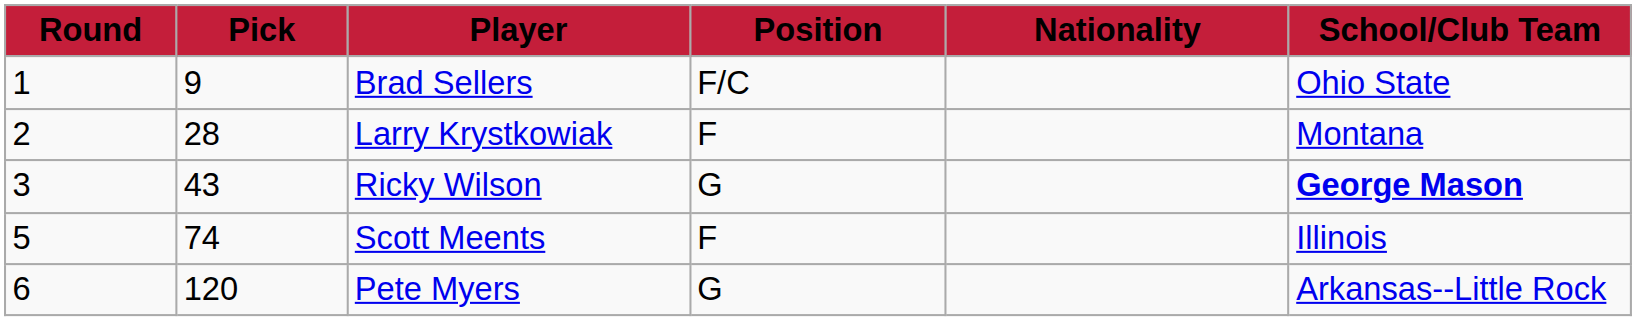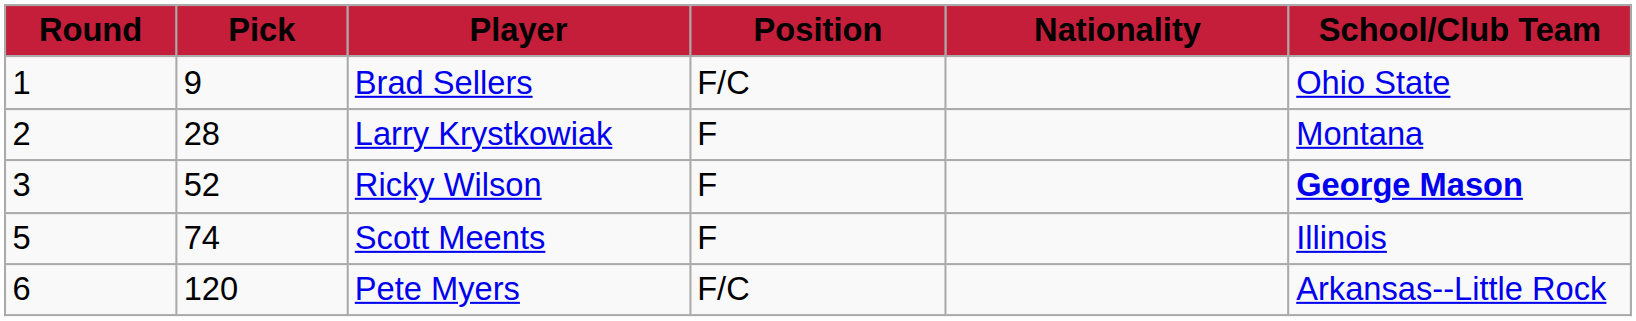(202, 185) 43 -> (202, 185) 52
(710, 185) G -> (707, 185) F
(710, 289) G -> (723, 289) F/C
